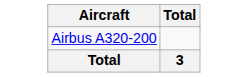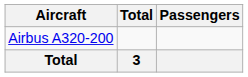+ column: (200, 15)
